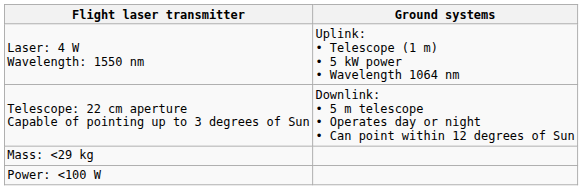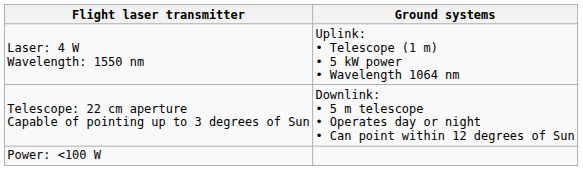- row: (51, 155)
